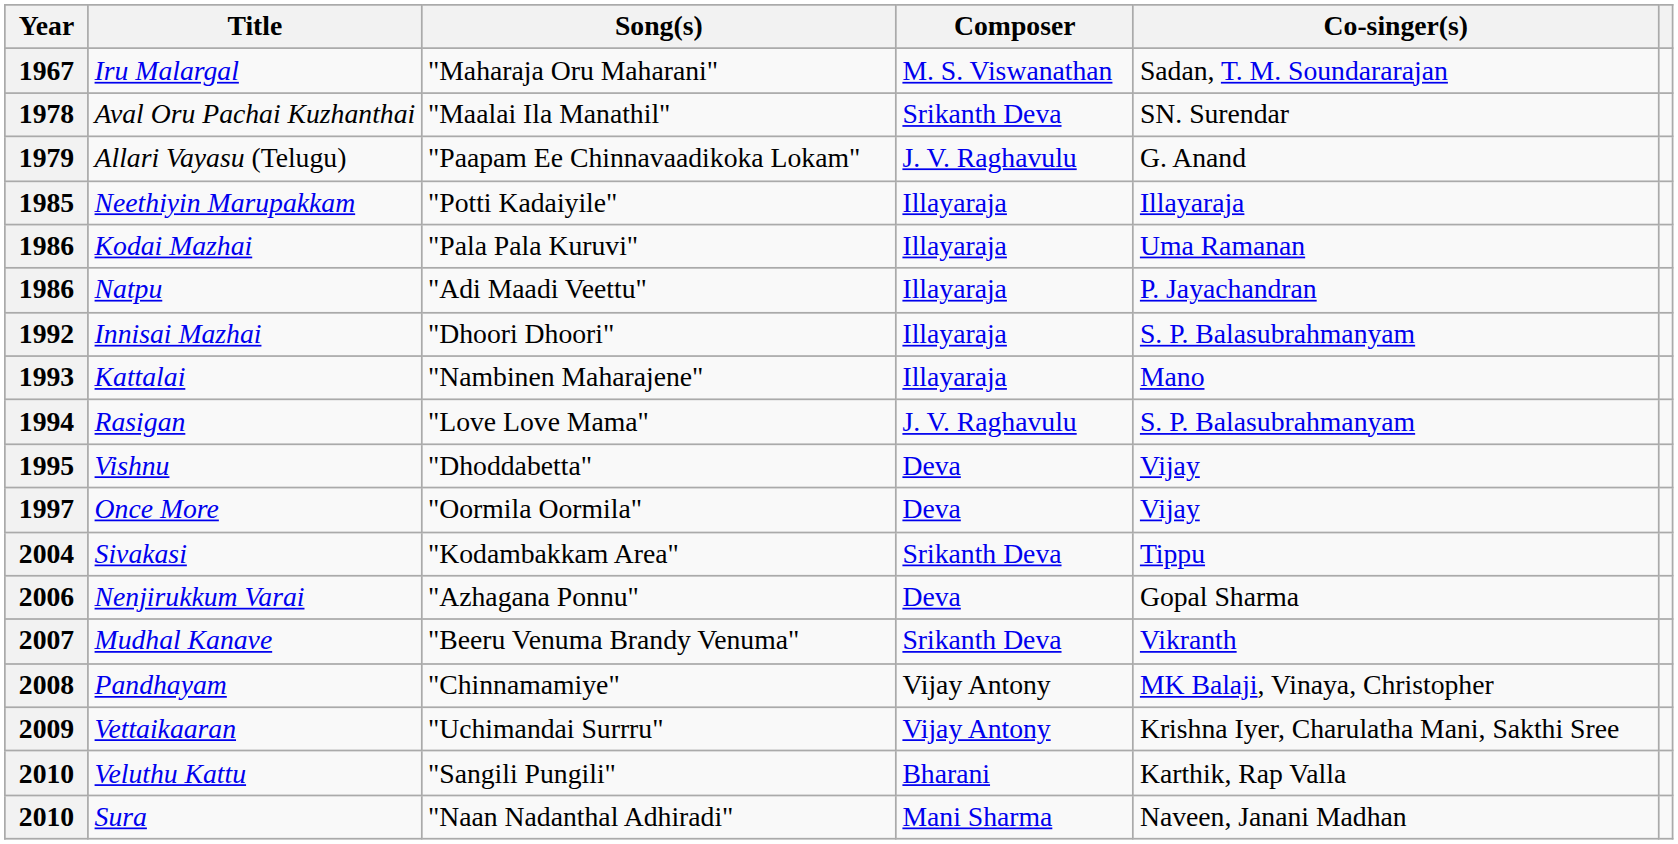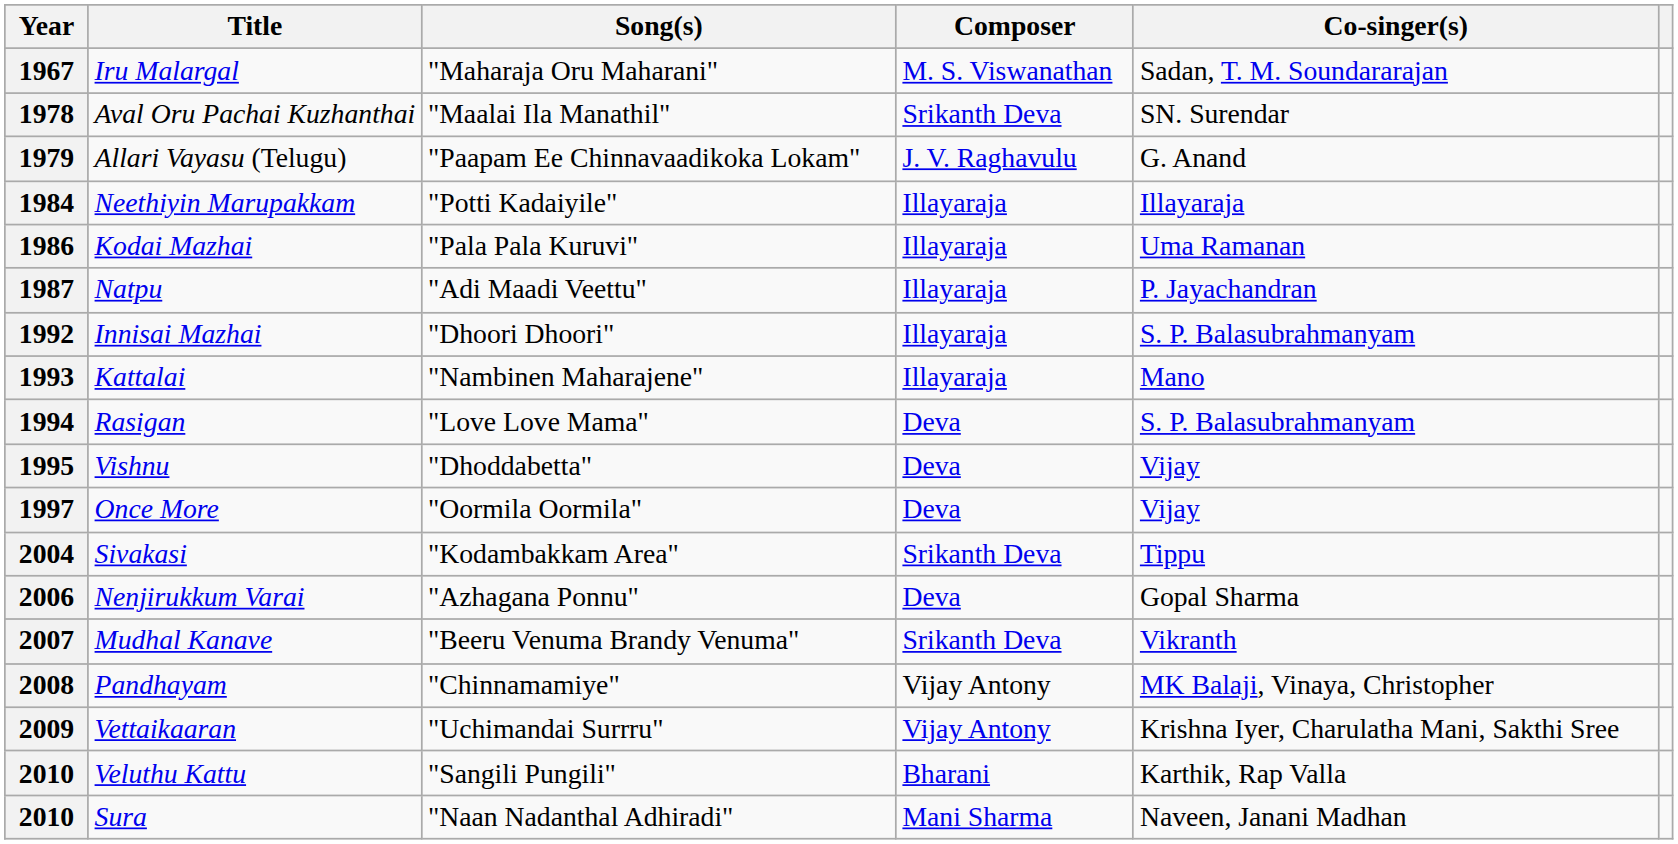(47, 202) 1985 -> (47, 202) 1984
(47, 289) 1986 -> (47, 289) 1987
(990, 421) J. V. Raghavulu -> (932, 421) Deva
